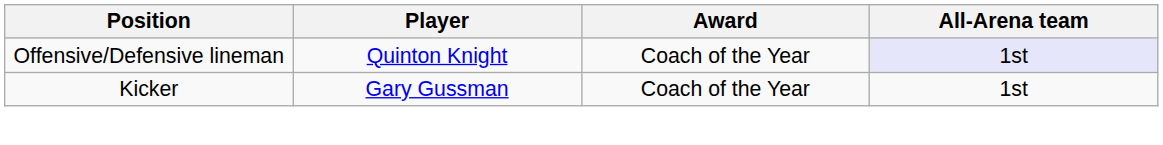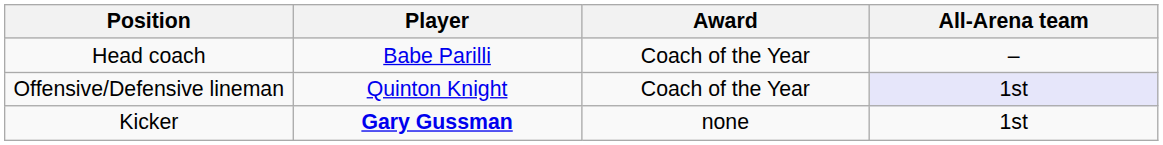+ row: (149, 55)
(437, 88) normal -> (437, 122) bold
(725, 88) Coach of the Year -> (725, 122) none
